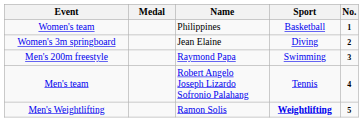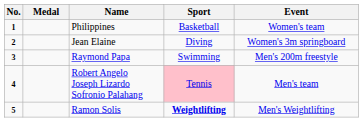columns swapped: (349, 12) <-> (67, 12)
(305, 83) no background -> (199, 83) pink background
